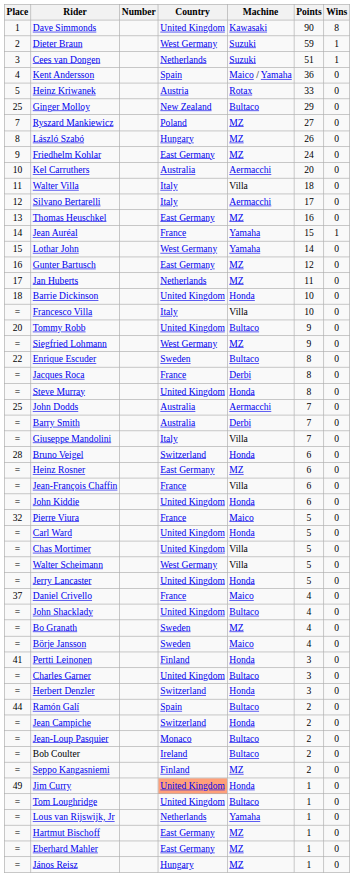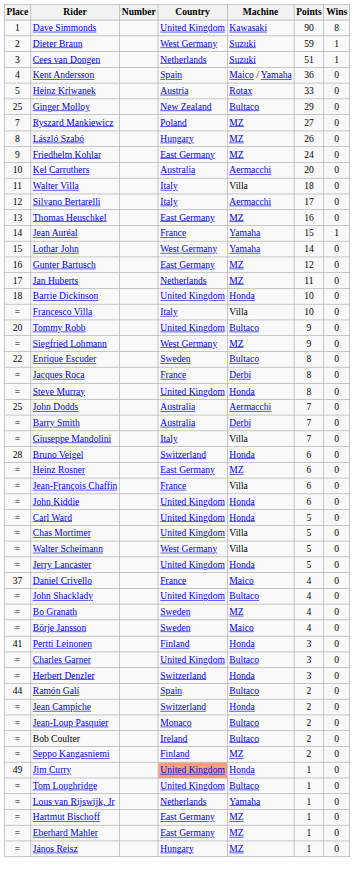- row: (56, 517)
